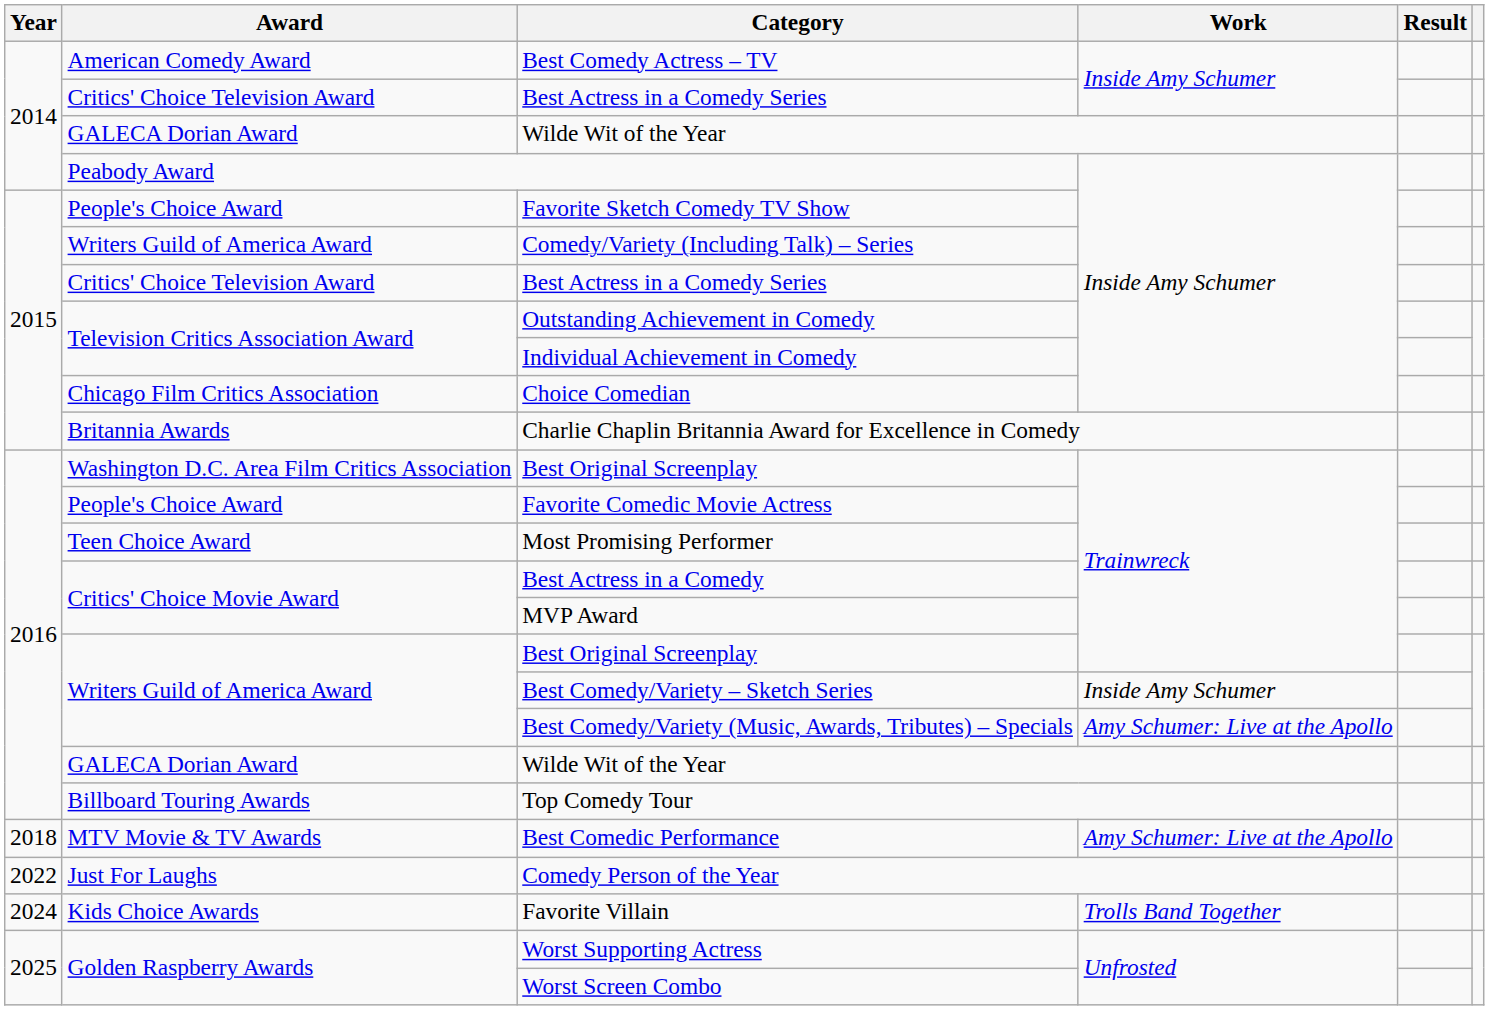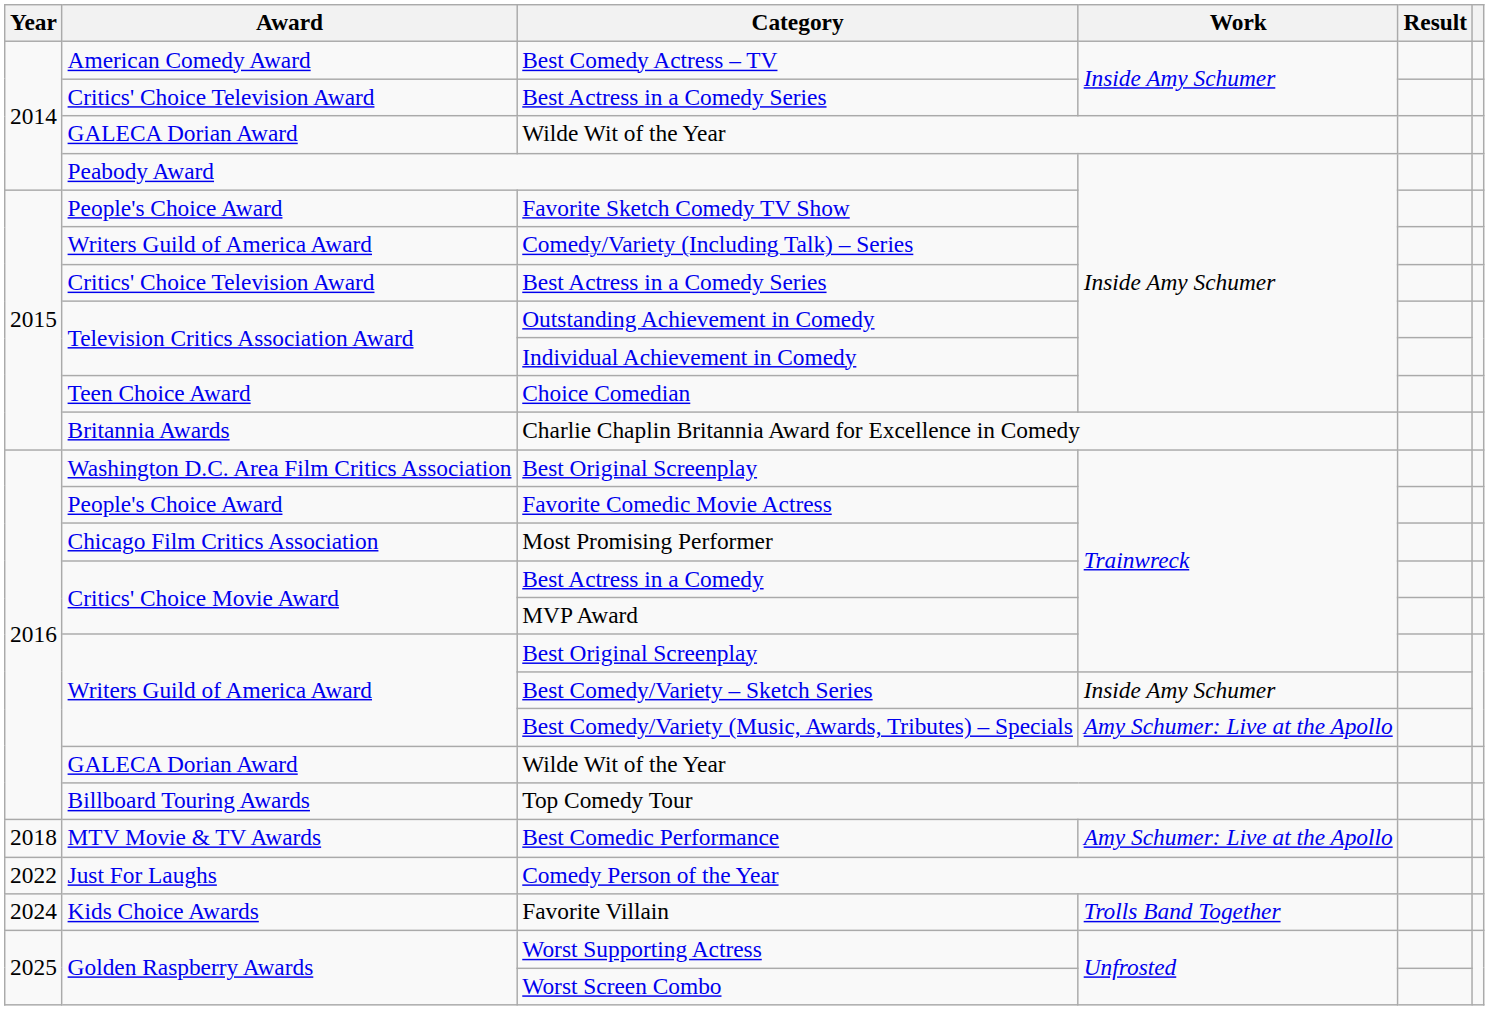(223, 393) Chicago Film Critics Association -> (159, 393) Teen Choice Award
(159, 541) Teen Choice Award -> (223, 541) Chicago Film Critics Association
